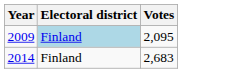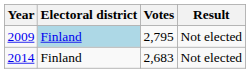+ column: (211, 15)
(159, 36) 2,095 -> (159, 36) 2,795
